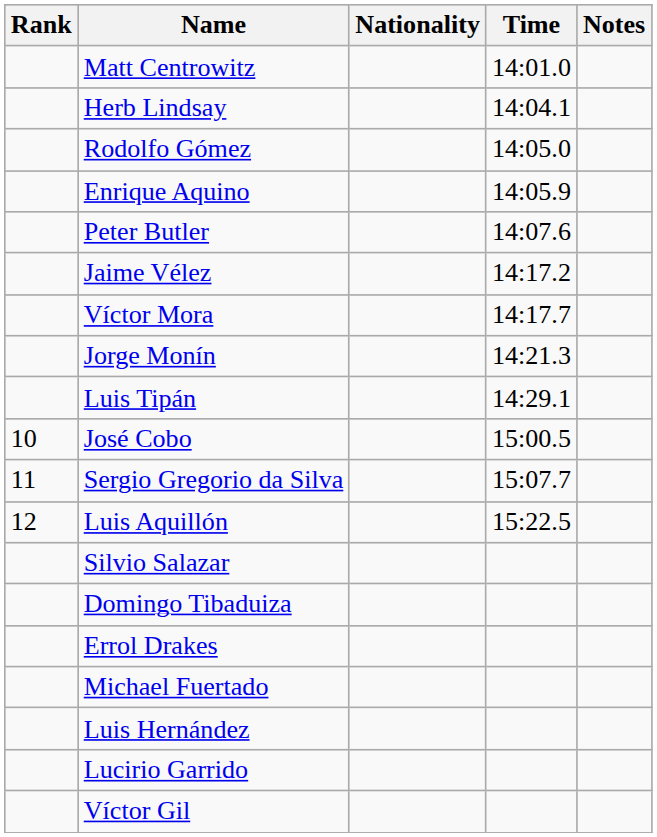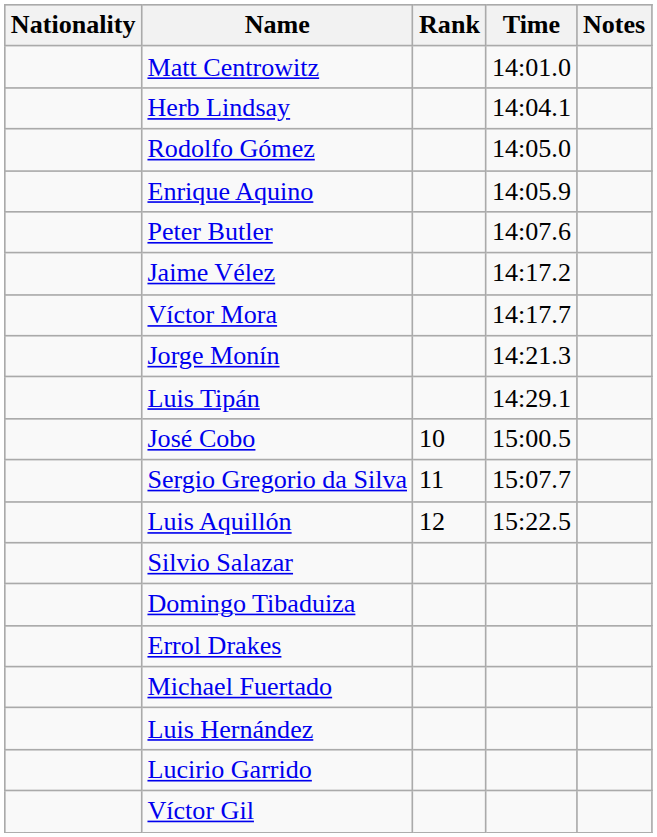columns swapped: (41, 25) <-> (418, 25)
